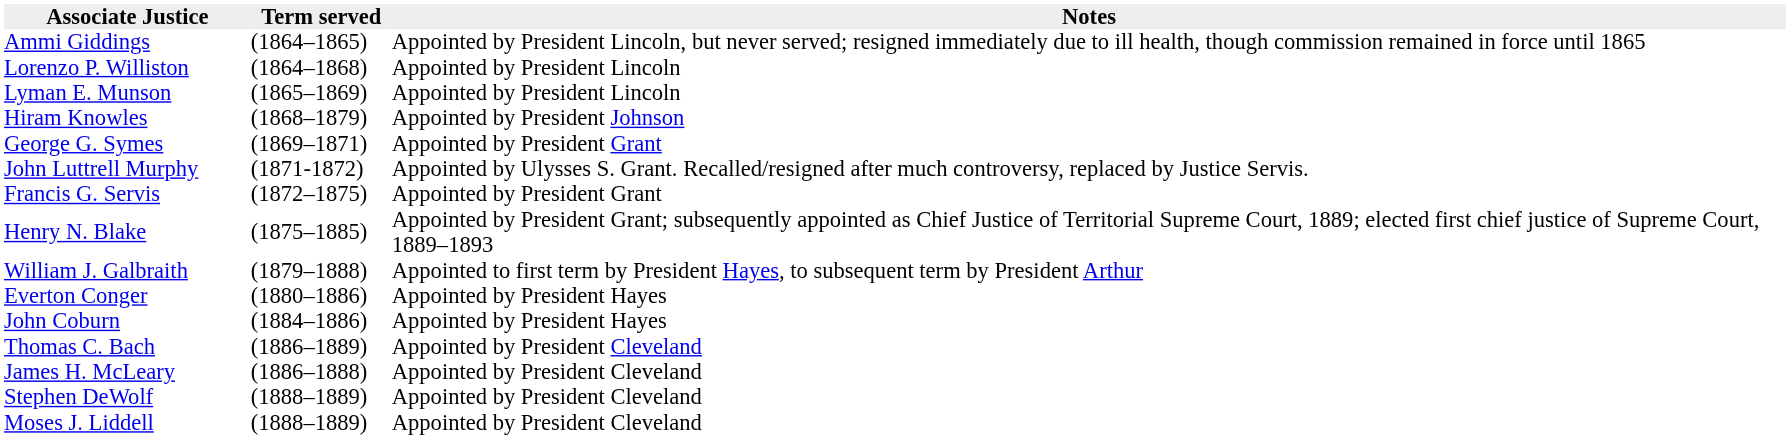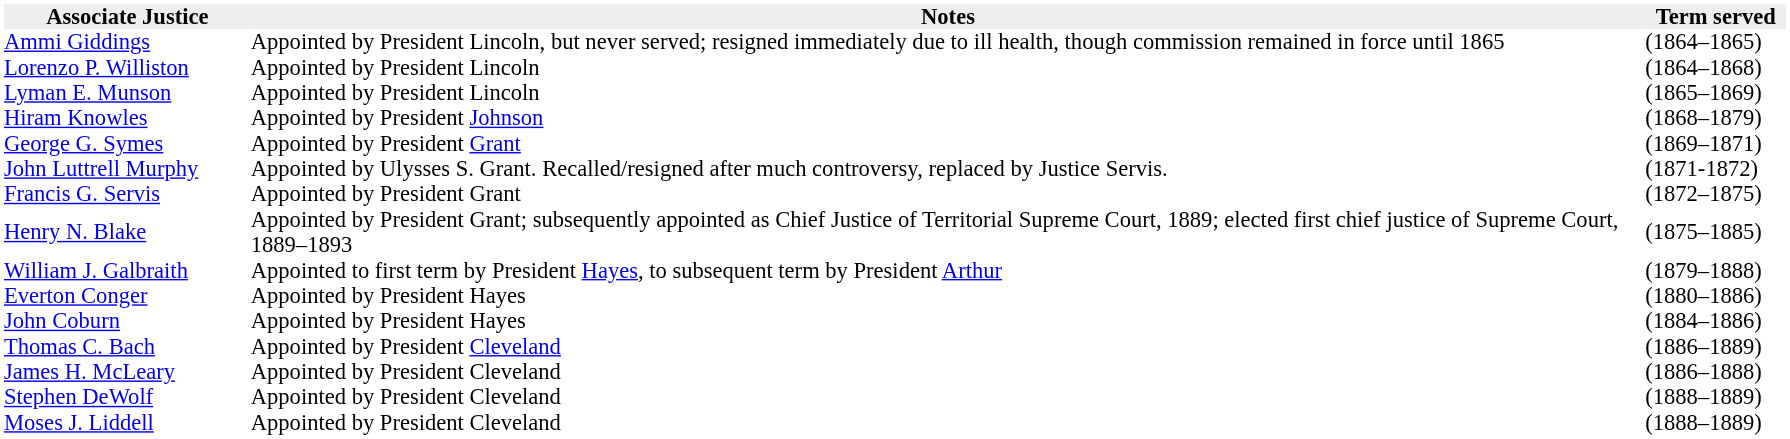columns swapped: (321, 16) <-> (1089, 16)
